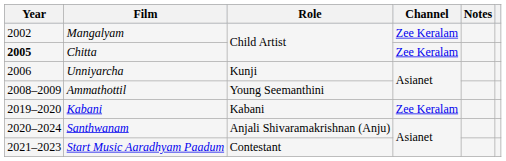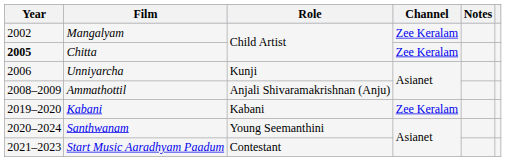(277, 90) Young Seemanthini -> (310, 90) Anjali Shivaramakrishnan (Anju)
(310, 128) Anjali Shivaramakrishnan (Anju) -> (277, 128) Young Seemanthini
